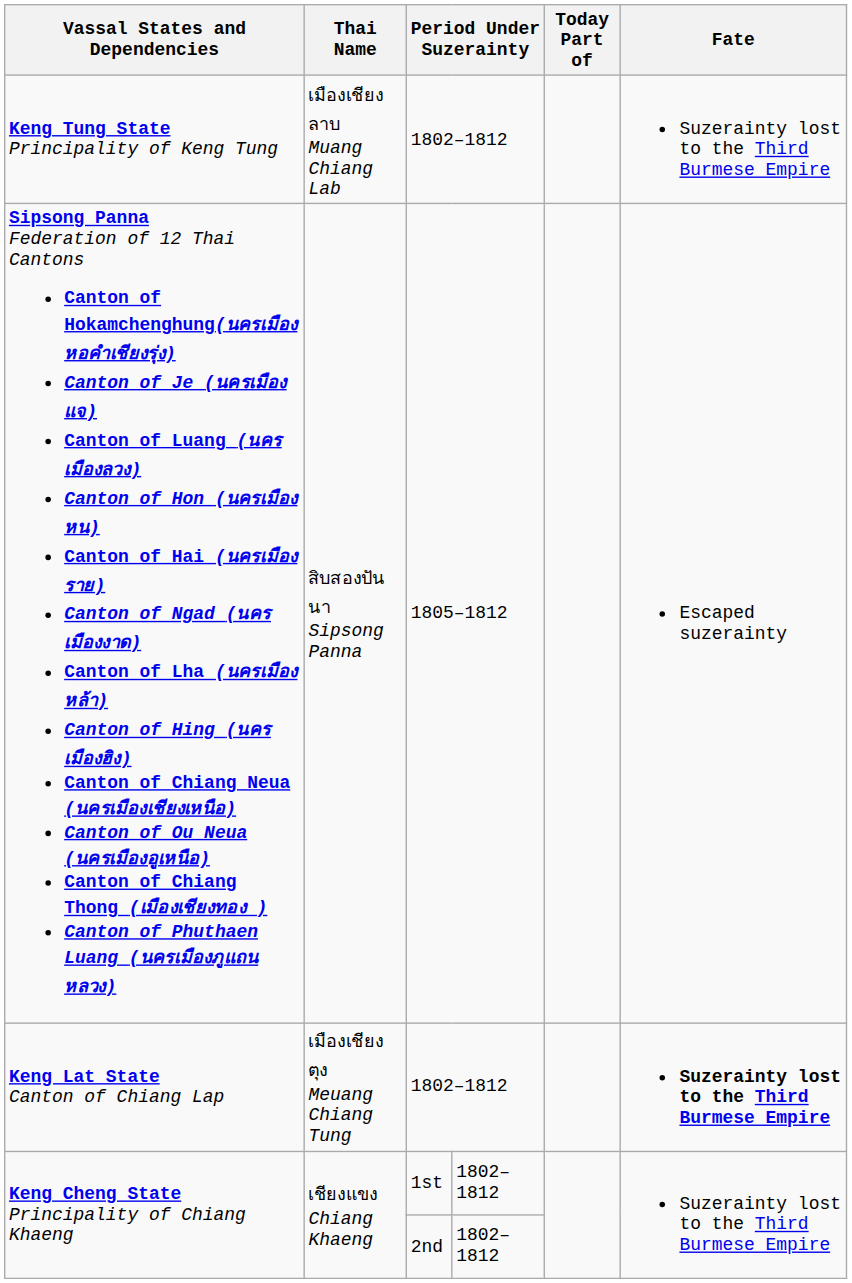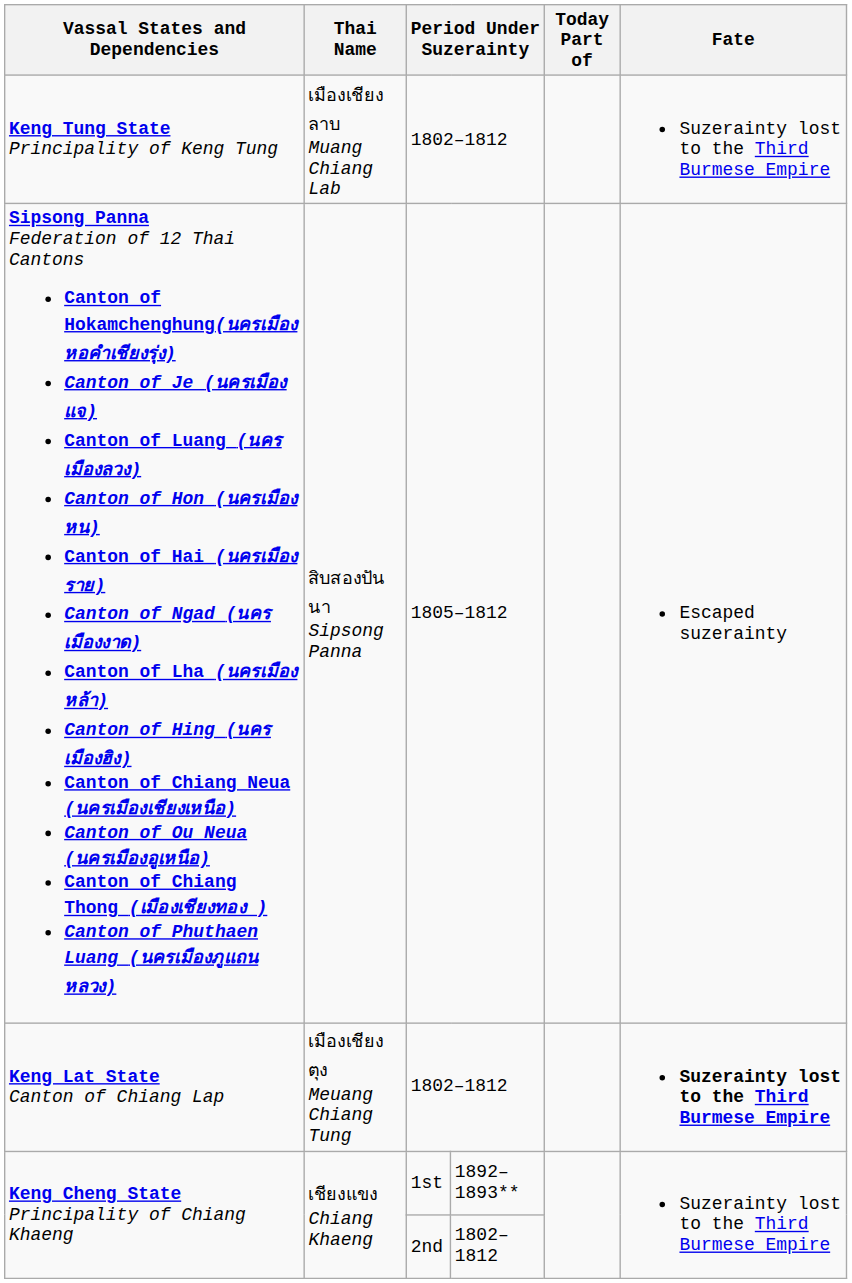(483, 1183) 1802–1812 -> (487, 1183) 1892–1893**
